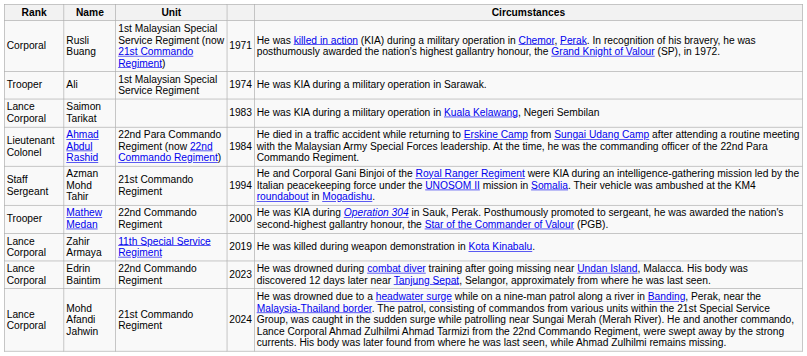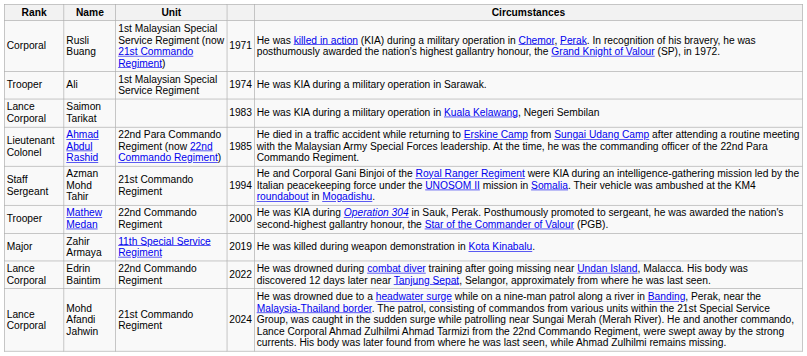(241, 146) 1984 -> (241, 146) 1985
(26, 247) Lance Corporal -> (19, 247) Major
(241, 275) 2023 -> (241, 275) 2022
